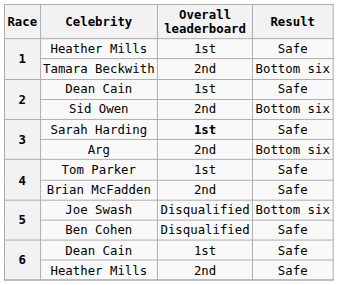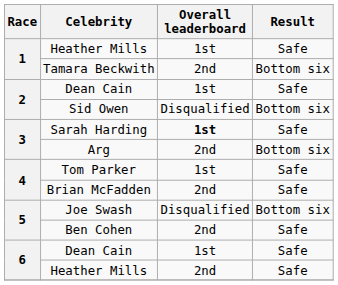(205, 109) 2nd -> (205, 109) Disqualified
(205, 230) Disqualified -> (205, 230) 2nd
